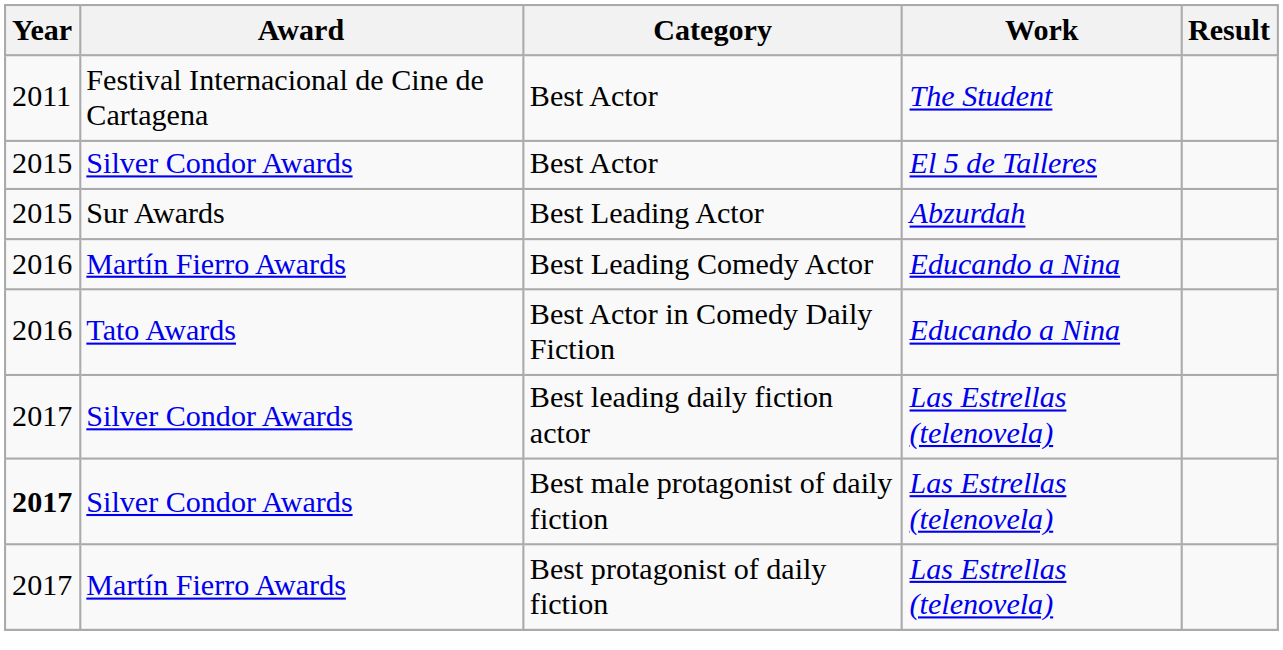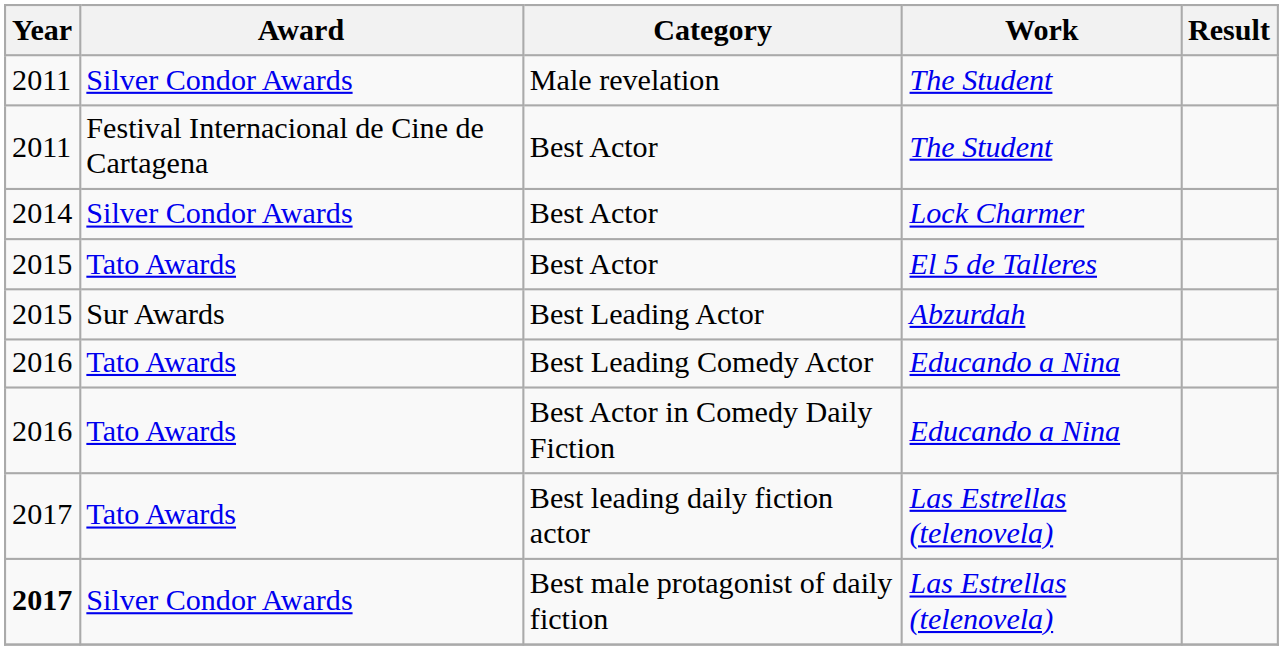+ row: (625, 79)
+ row: (594, 214)
(219, 164) Silver Condor Awards -> (161, 263) Tato Awards
(216, 263) Martín Fierro Awards -> (161, 363) Tato Awards
(219, 416) Silver Condor Awards -> (161, 515) Tato Awards
- row: (678, 586)
